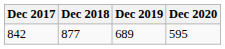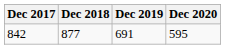(124, 34) 689 -> (124, 34) 691
